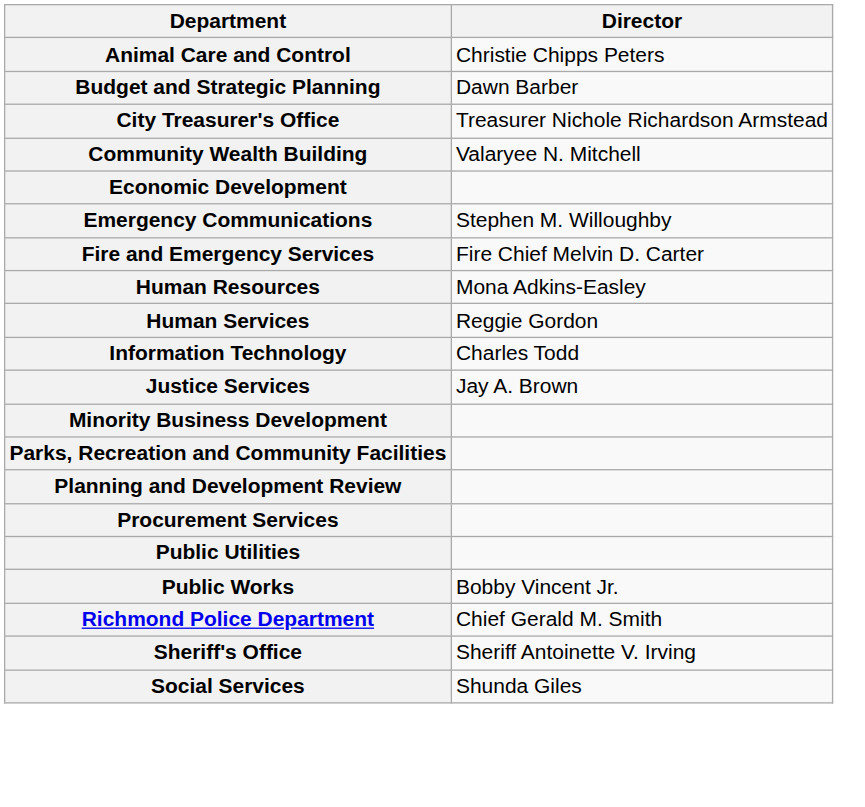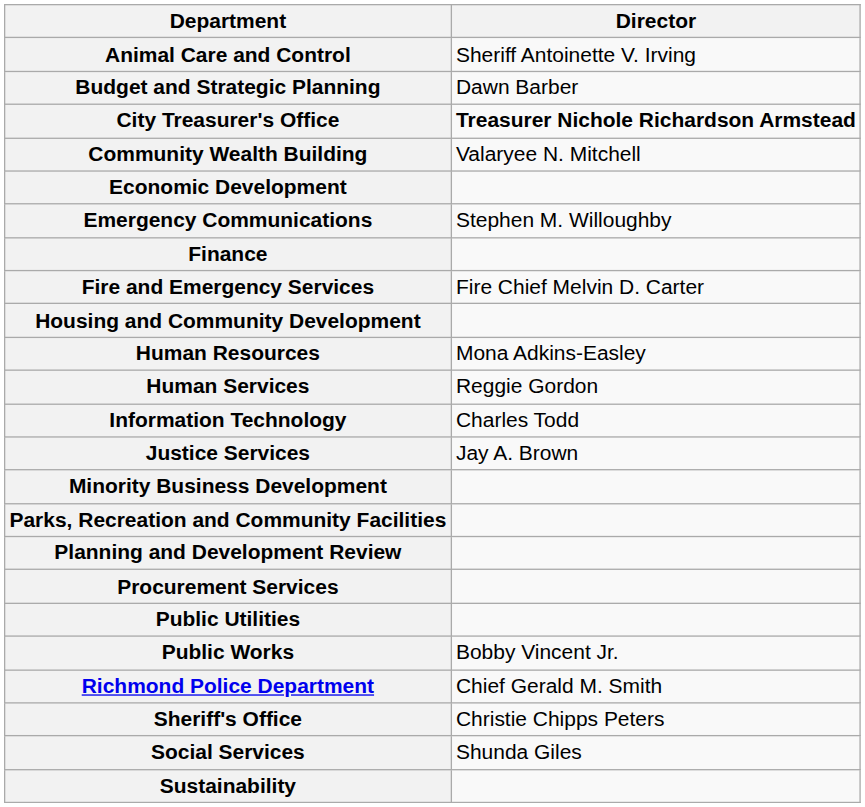(560, 54) Christie Chipps Peters -> (576, 54) Sheriff Antoinette V. Irving
(642, 120) normal -> (656, 120) bold
+ row: (228, 253)
+ row: (228, 320)
(576, 652) Sheriff Antoinette V. Irving -> (560, 719) Christie Chipps Peters
+ row: (228, 785)
